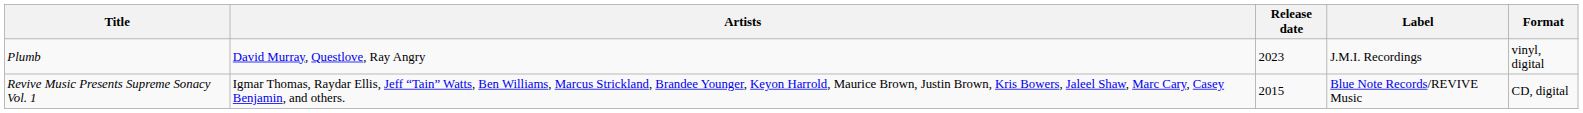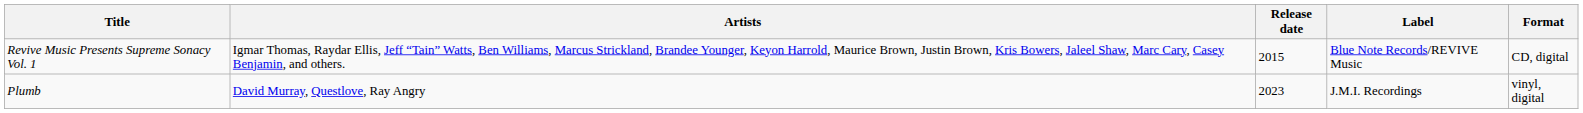rows swapped: (24, 56) <-> (109, 91)
